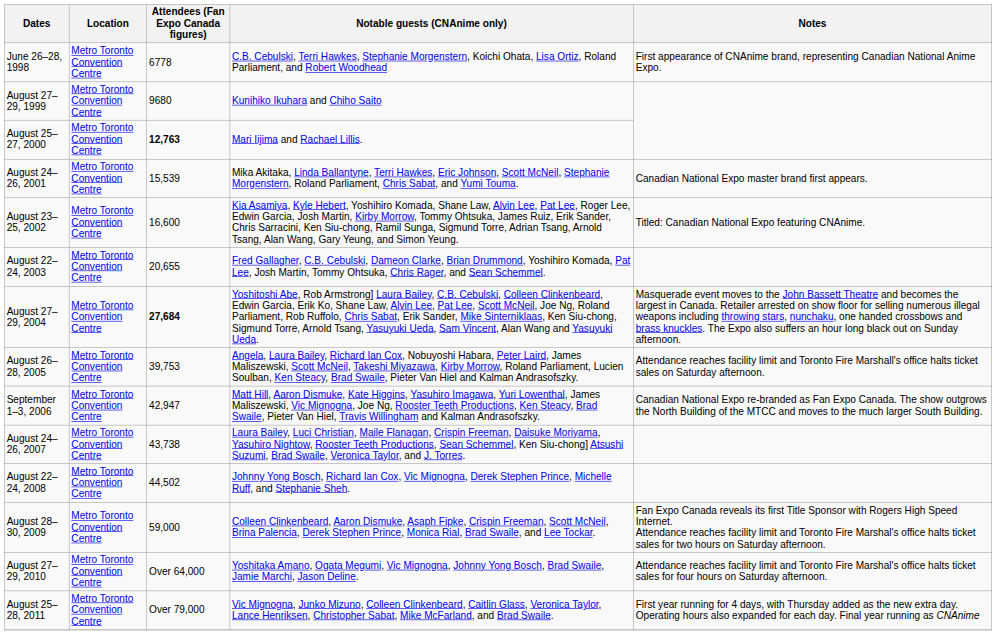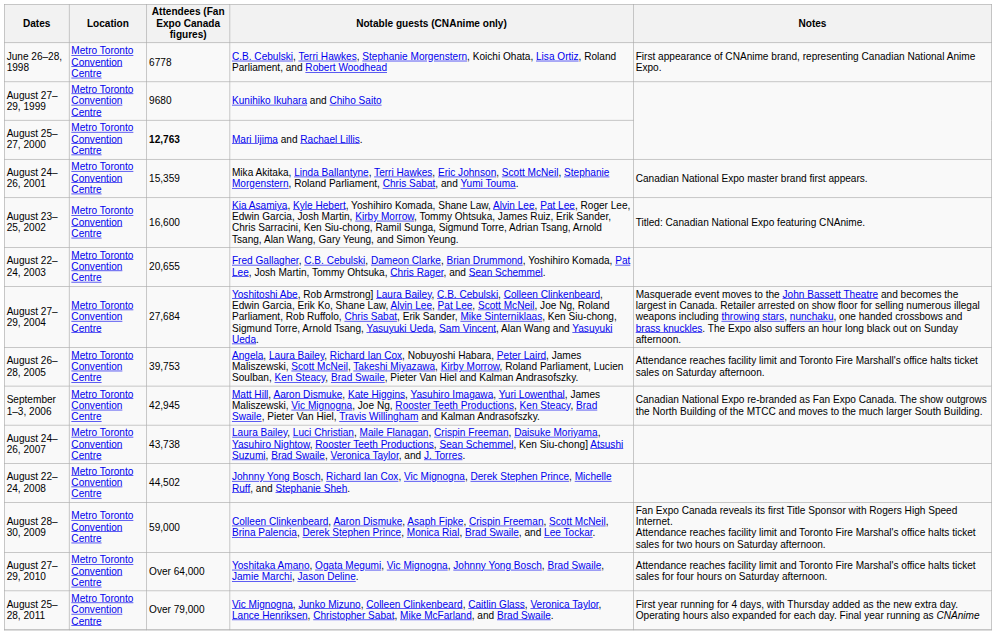(165, 178) 15,539 -> (165, 178) 15,359
(165, 317) bold -> (165, 317) normal
(165, 405) 42,947 -> (165, 405) 42,945
